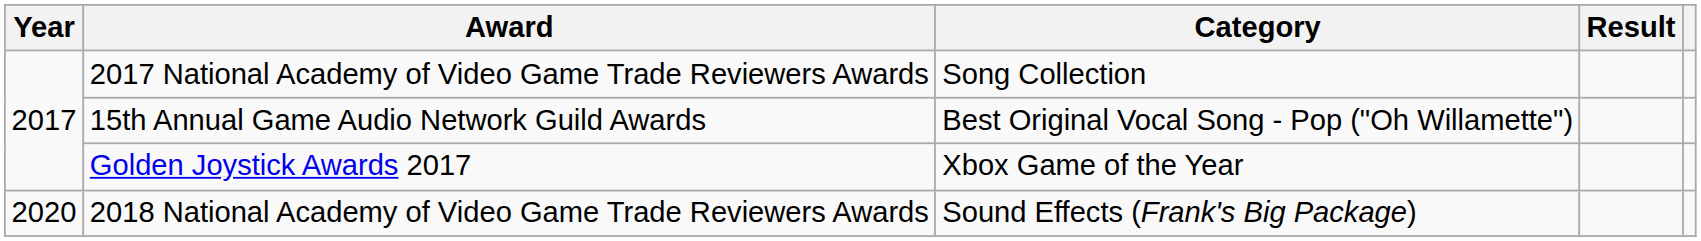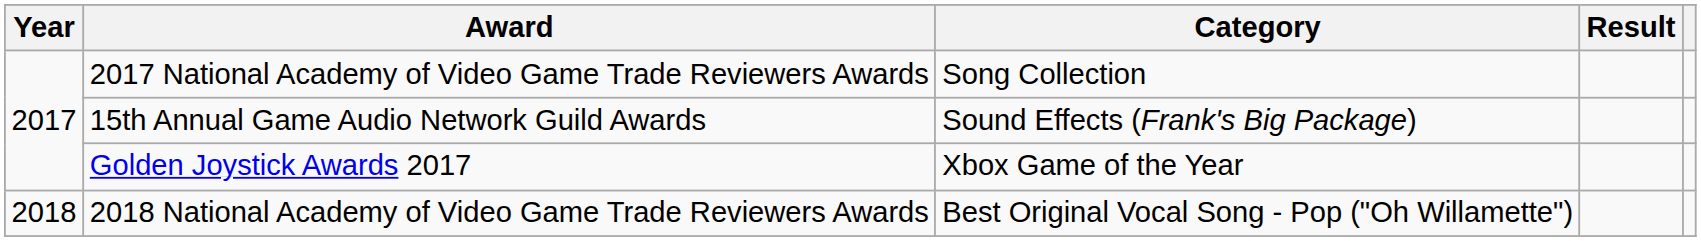(1258, 119) Best Original Vocal Song - Pop ("Oh Willamette") -> (1179, 119) Sound Effects (Frank's Big Package)
(44, 212) 2020 -> (44, 212) 2018
(1179, 212) Sound Effects (Frank's Big Package) -> (1258, 212) Best Original Vocal Song - Pop ("Oh Willamette")
